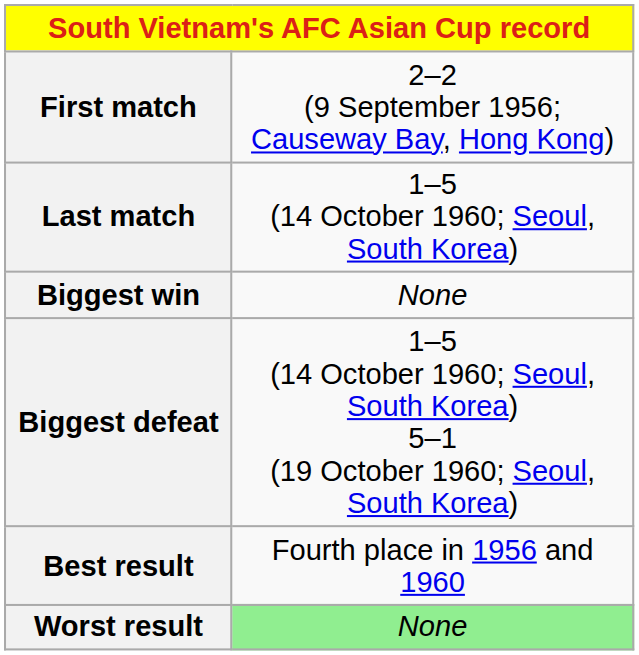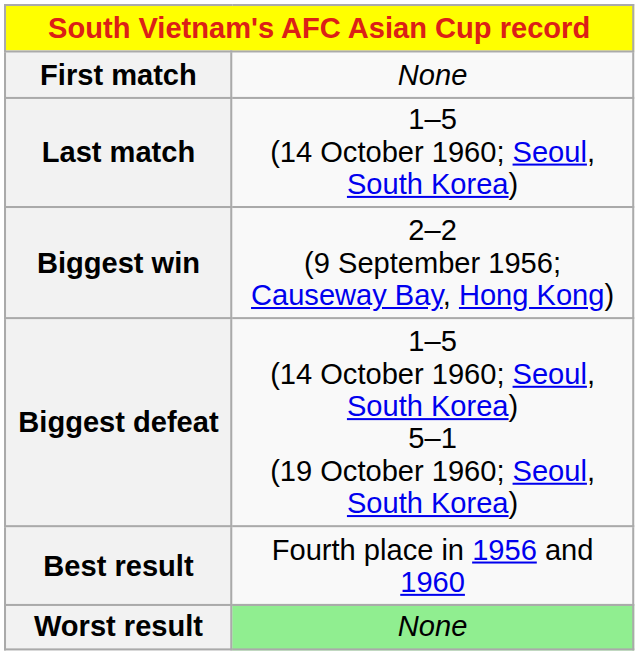(433, 107) 2–2 (9 September 1956; Causeway Bay, Hong Kong) -> (433, 74) None
(433, 296) None -> (433, 263) 2–2 (9 September 1956; Causeway Bay, Hong Kong)
